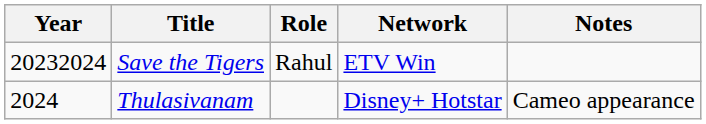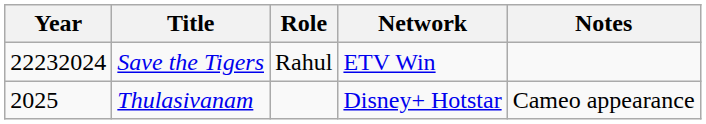(58, 61) 20232024 -> (58, 61) 22232024
(34, 99) 2024 -> (34, 99) 2025
